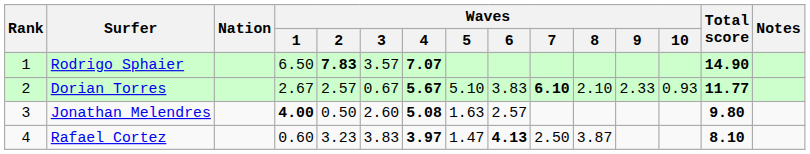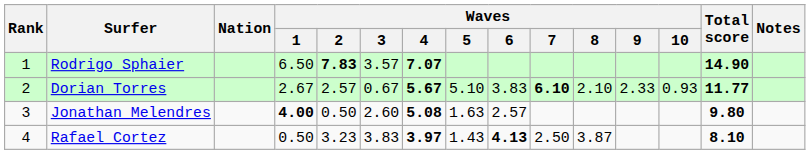(296, 137) 0.60 -> (296, 137) 0.50
(467, 137) 1.47 -> (467, 137) 1.43
